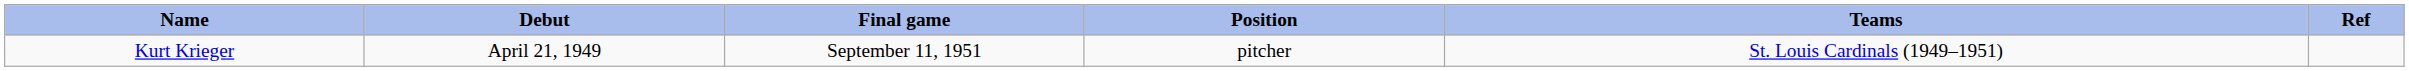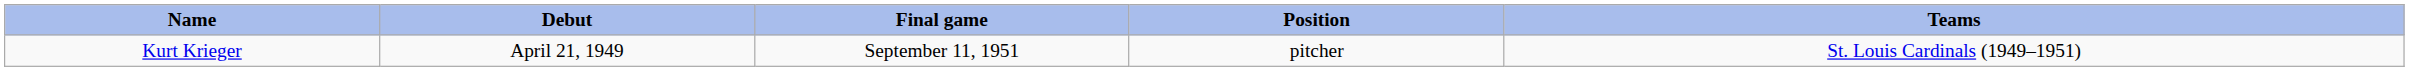- column: (2356, 19)
